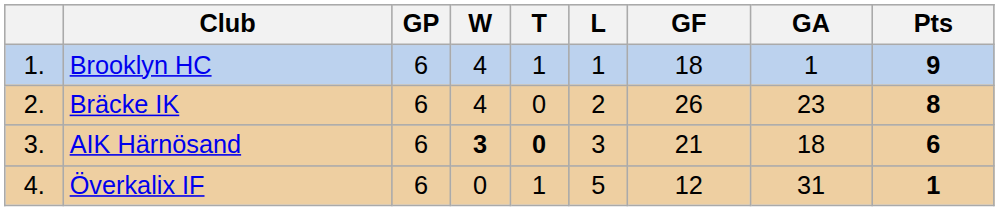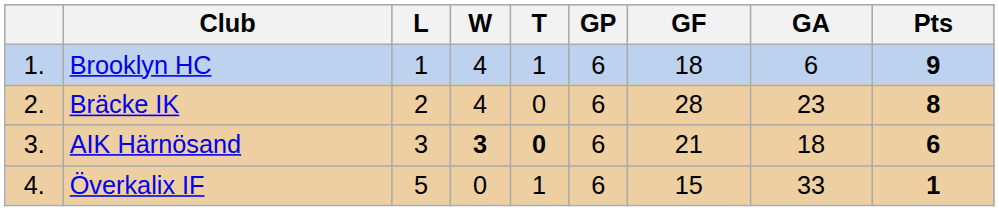columns swapped: (421, 24) <-> (598, 24)
(811, 64) 1 -> (811, 64) 6
(689, 104) 26 -> (689, 104) 28
(689, 184) 12 -> (689, 184) 15
(811, 184) 31 -> (811, 184) 33
